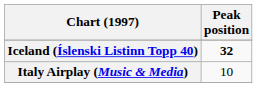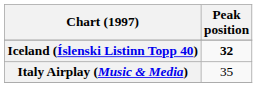(227, 72) 10 -> (227, 72) 35
